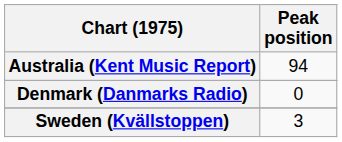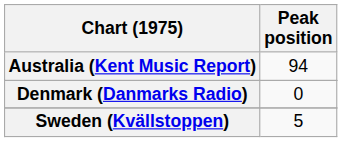(298, 121) 3 -> (298, 121) 5
